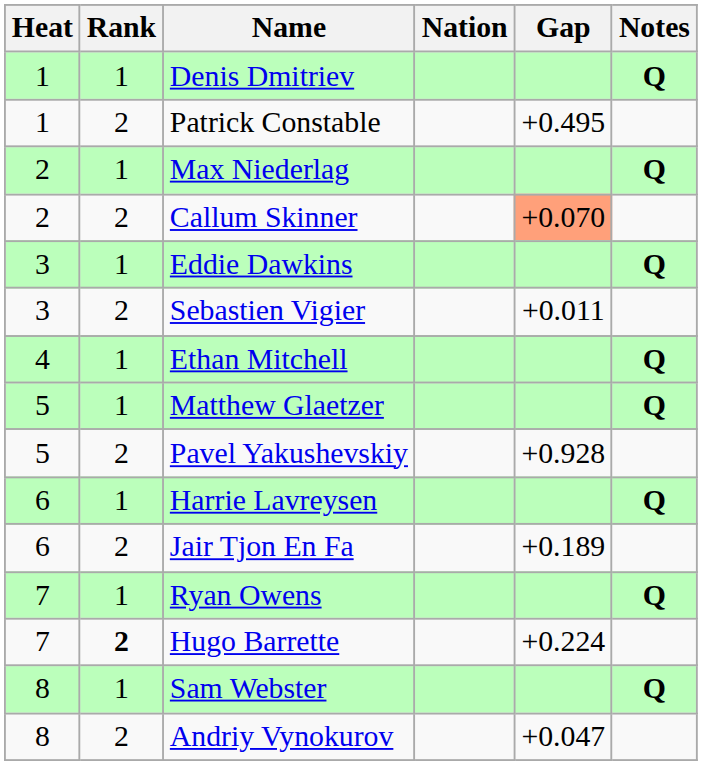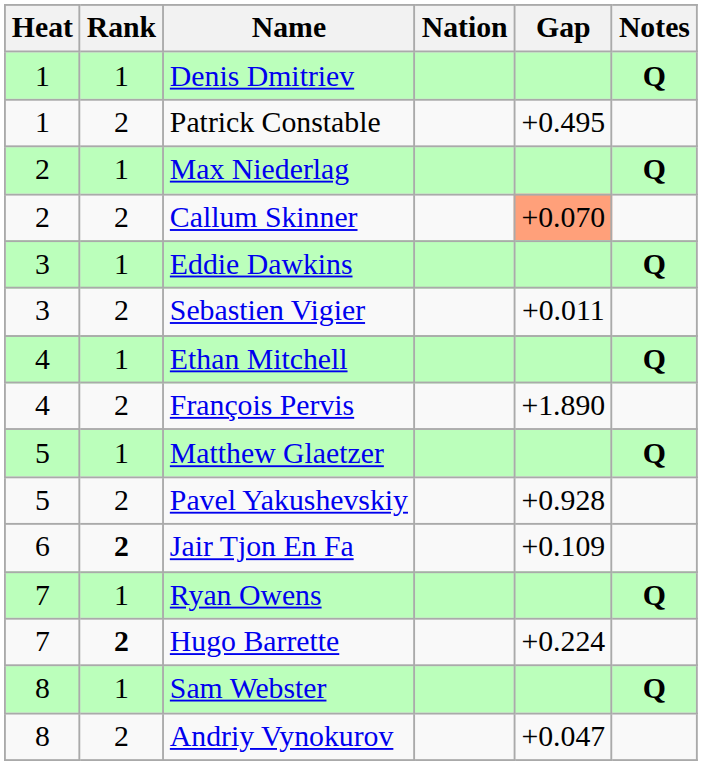+ row: (262, 405)
- row: (274, 500)
(121, 547) normal -> (121, 547) bold
(563, 547) +0.189 -> (563, 547) +0.109
